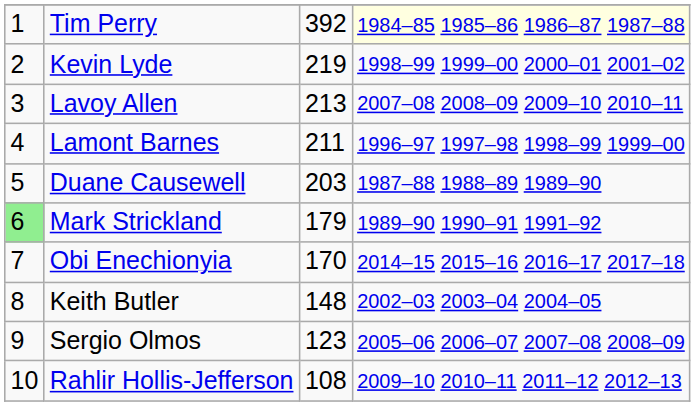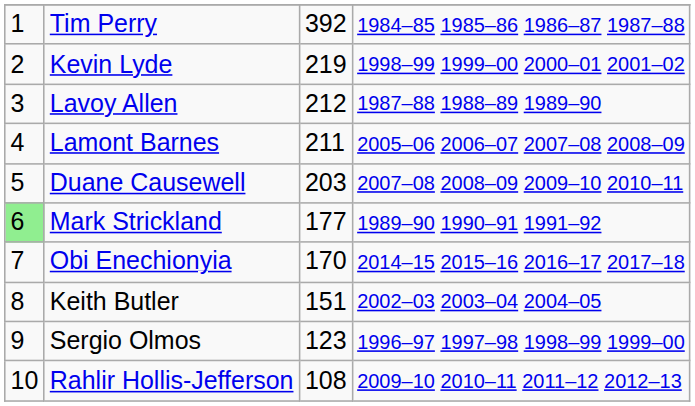(521, 25) lightyellow background -> (521, 25) no background
(326, 103) 213 -> (326, 103) 212
(520, 104) 2007–08 2008–09 2009–10 2010–11 -> (479, 104) 1987–88 1988–89 1989–90
(521, 143) 1996–97 1997–98 1998–99 1999–00 -> (521, 143) 2005–06 2006–07 2007–08 2008–09
(479, 183) 1987–88 1988–89 1989–90 -> (520, 183) 2007–08 2008–09 2009–10 2010–11
(326, 222) 179 -> (326, 222) 177
(326, 301) 148 -> (326, 301) 151
(521, 341) 2005–06 2006–07 2007–08 2008–09 -> (521, 341) 1996–97 1997–98 1998–99 1999–00
